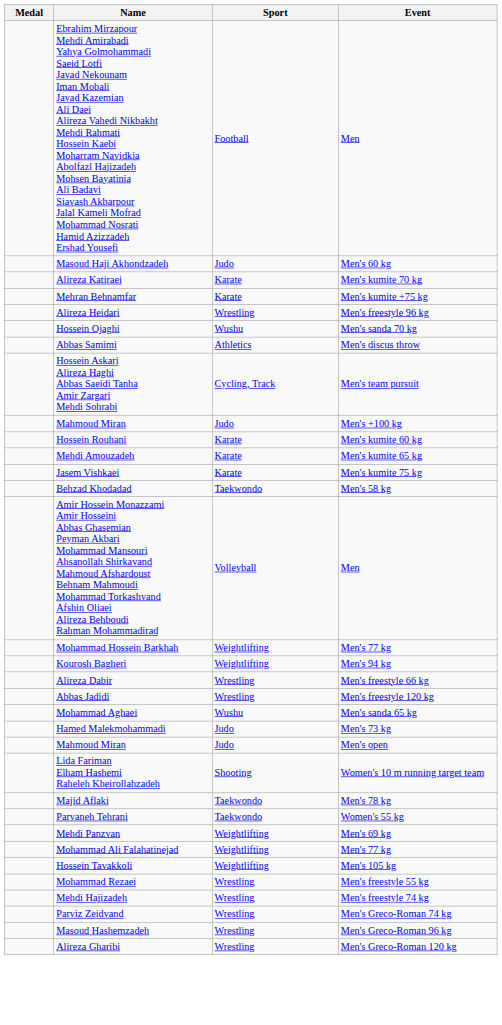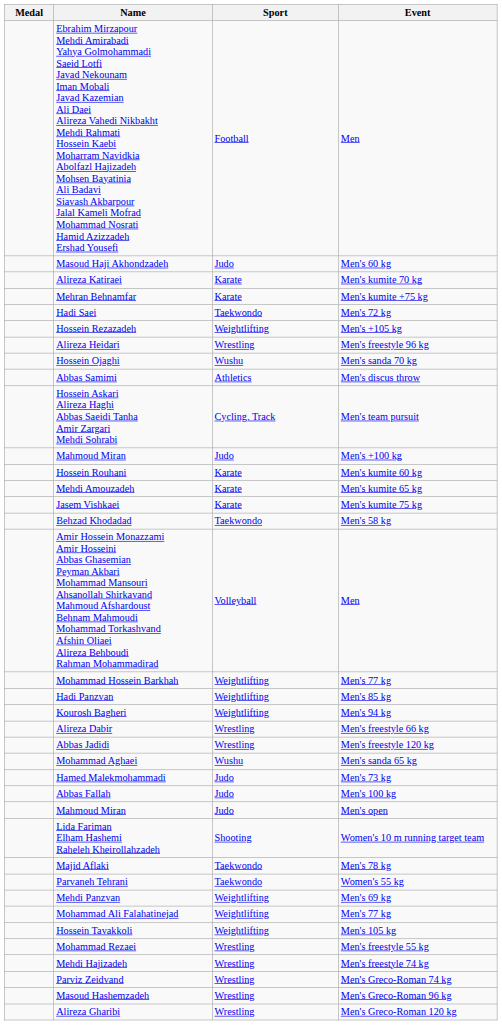+ row: (76, 312)
+ row: (96, 328)
+ row: (85, 696)
+ row: (83, 794)
